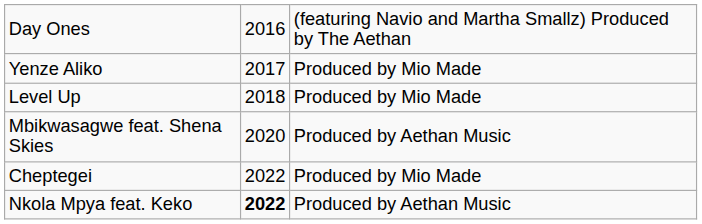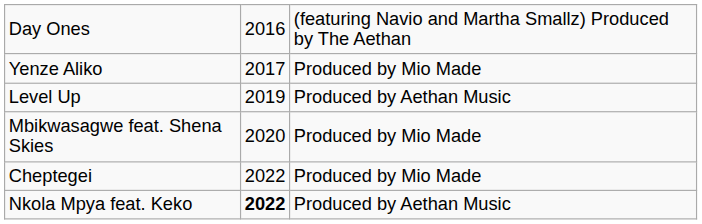(265, 97) 2018 -> (265, 97) 2019
(388, 97) Produced by Mio Made -> (402, 97) Produced by Aethan Music
(402, 136) Produced by Aethan Music -> (388, 136) Produced by Mio Made
